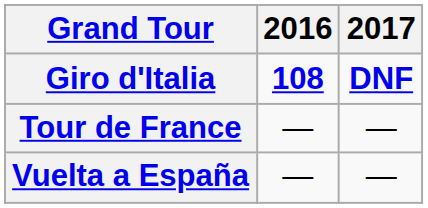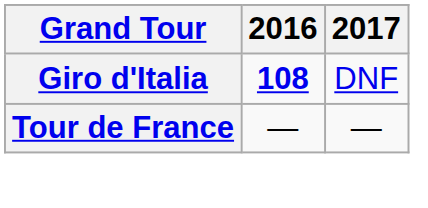(381, 78) bold -> (366, 78) normal
- row: (131, 176)
